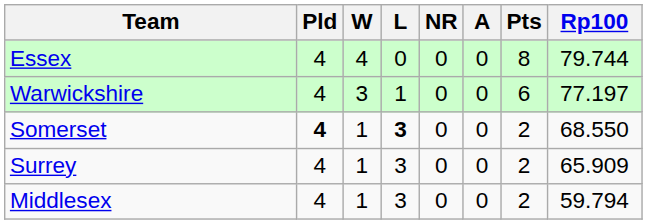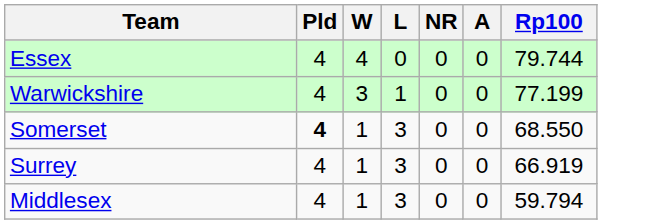- column: (524, 22)
(594, 93) 77.197 -> (549, 93) 77.199
(400, 129) bold -> (400, 129) normal
(594, 165) 65.909 -> (549, 165) 66.919
